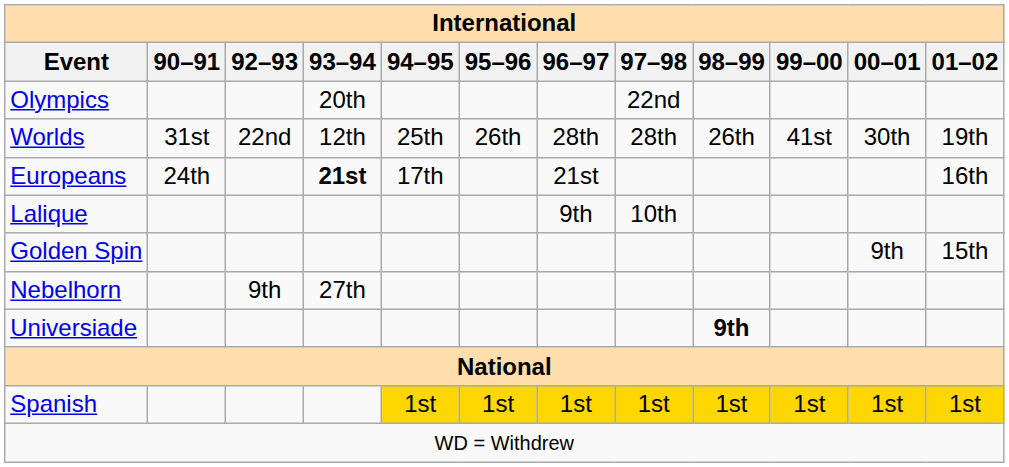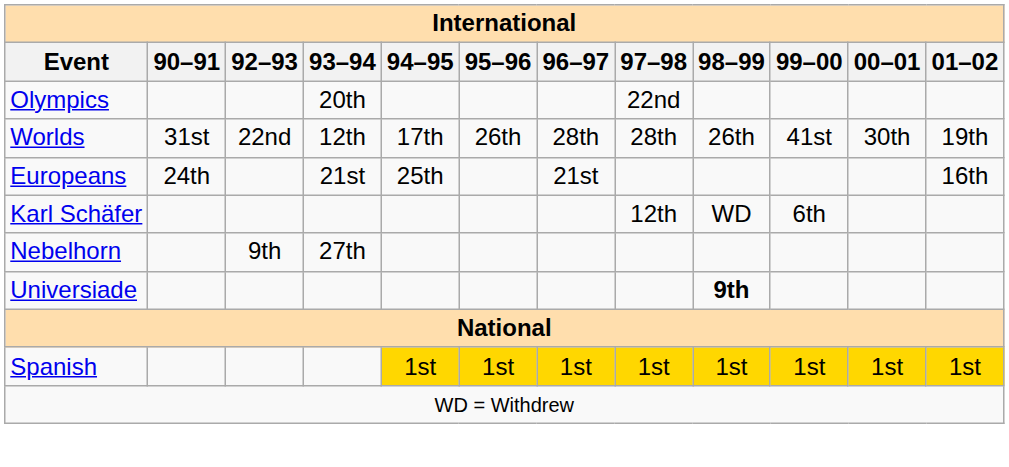(420, 137) 25th -> (420, 137) 17th
(342, 175) bold -> (342, 175) normal
(420, 175) 17th -> (420, 175) 25th
- row: (49, 213)
- row: (76, 251)
+ row: (76, 213)
